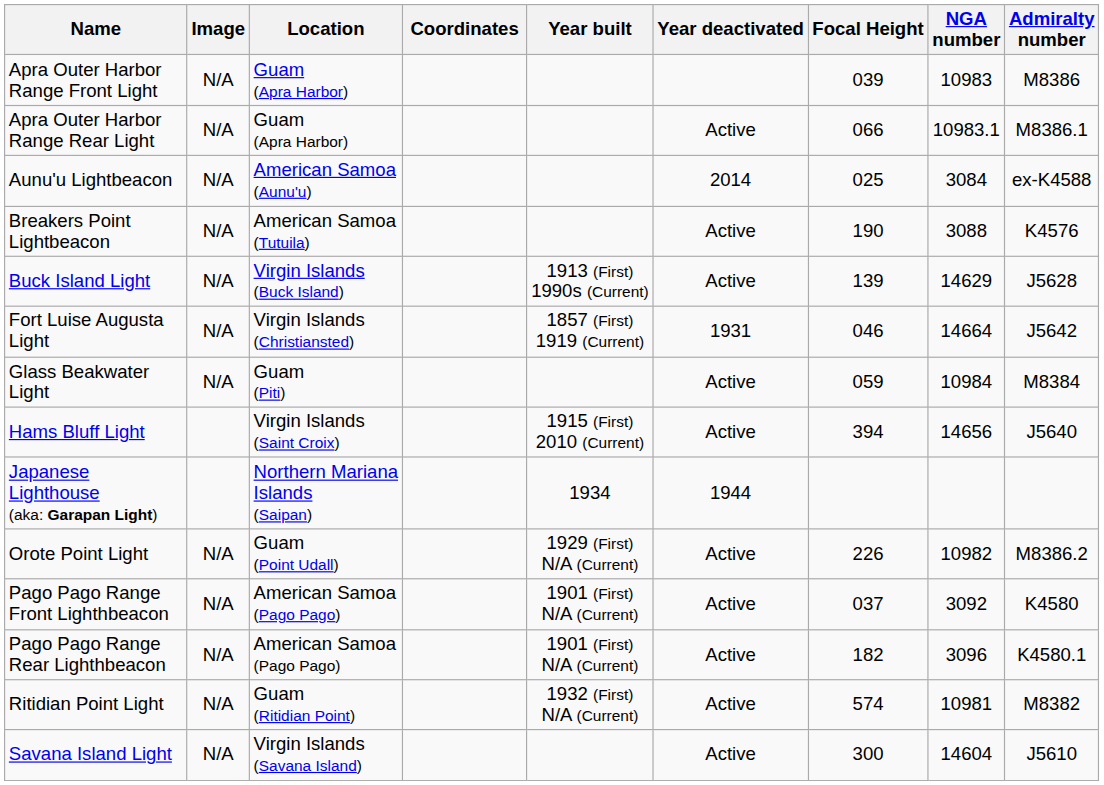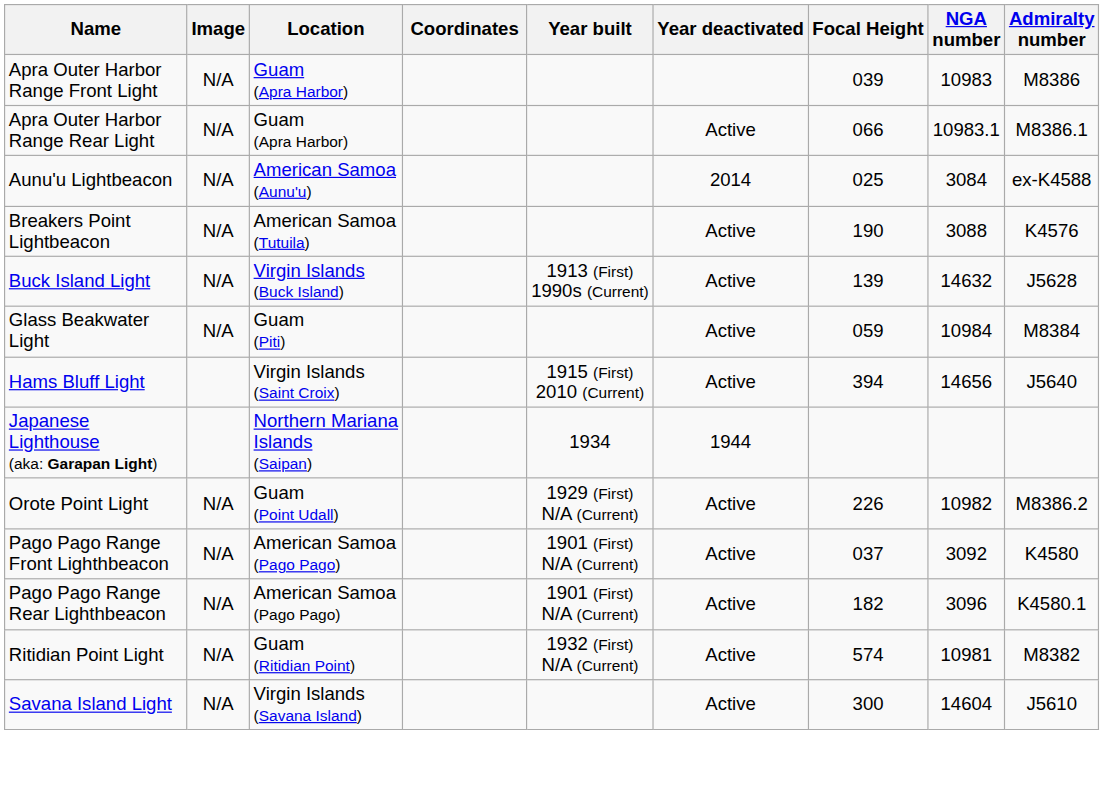(966, 281) 14629 -> (966, 281) 14632
- row: (86, 331)
